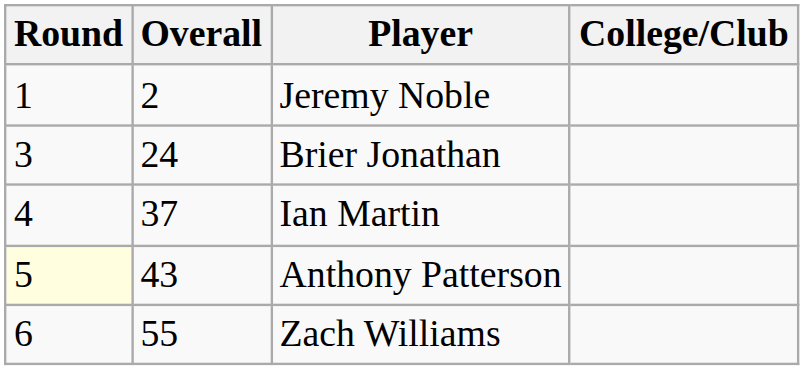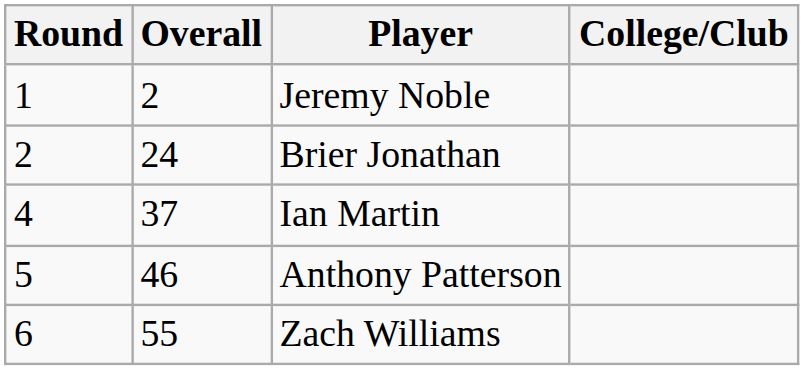(23, 154) 3 -> (23, 154) 2
(23, 273) lightyellow background -> (23, 273) no background
(159, 273) 43 -> (159, 273) 46
